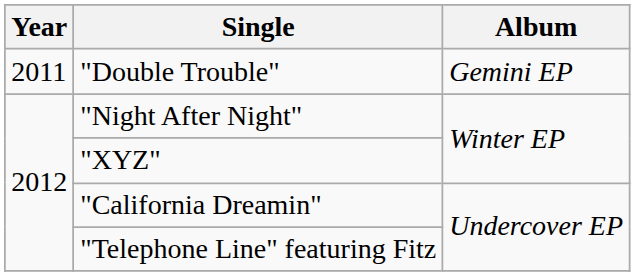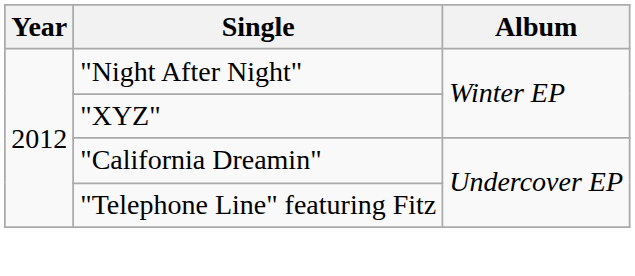- row: (180, 71)
